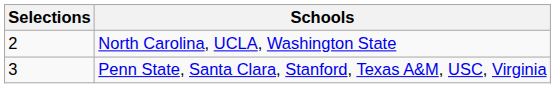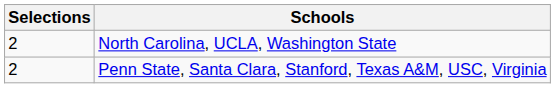(13, 69) 3 -> (13, 69) 2
